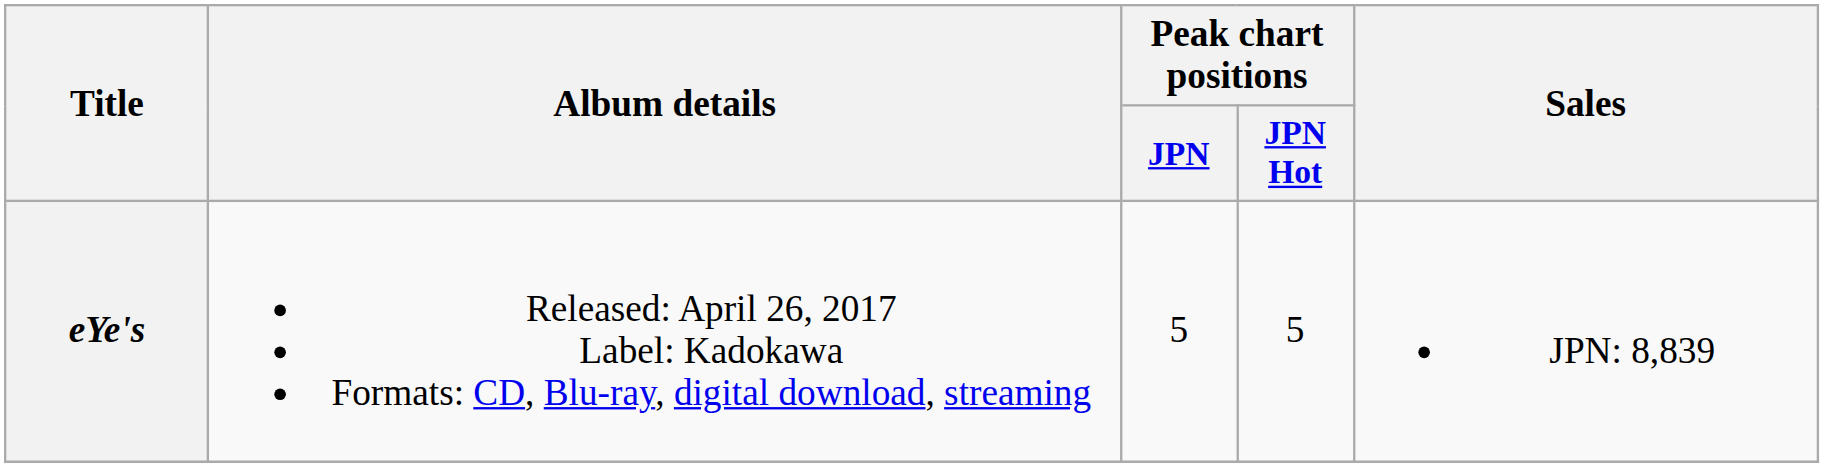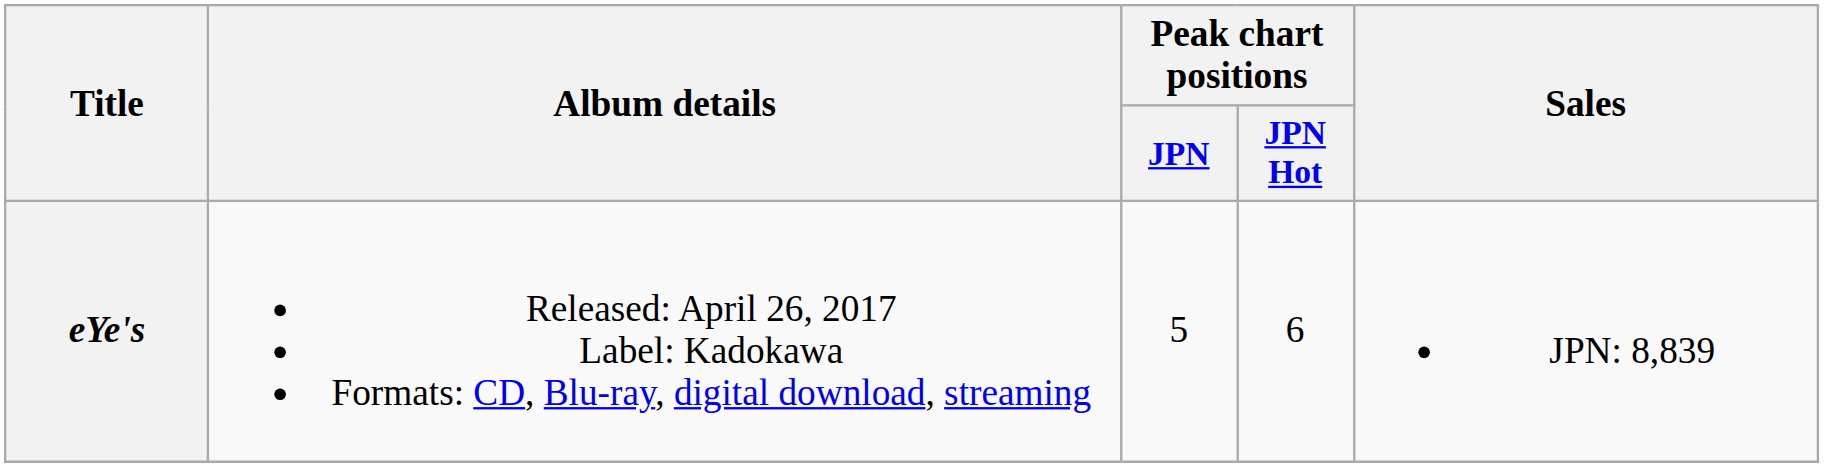(1295, 330) 5 -> (1295, 330) 6
